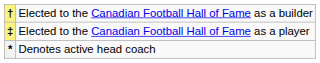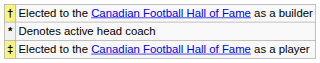rows swapped: (10, 31) <-> (10, 49)
